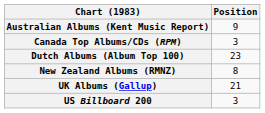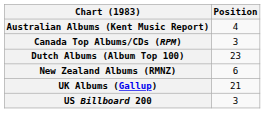(235, 27) 9 -> (235, 27) 4
(235, 71) 8 -> (235, 71) 6
